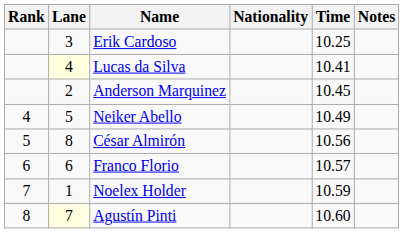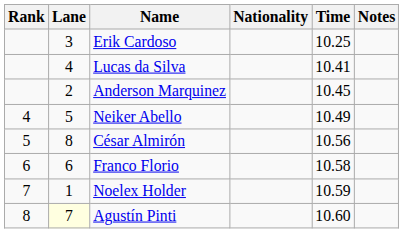(69, 66) lightyellow background -> (69, 66) no background
(333, 166) 10.57 -> (333, 166) 10.58
